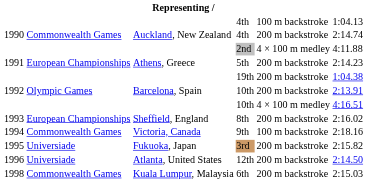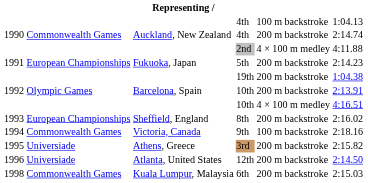(164, 63) Athens, Greece -> (165, 63) Fukuoka, Japan
(165, 146) Fukuoka, Japan -> (164, 146) Athens, Greece
